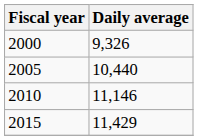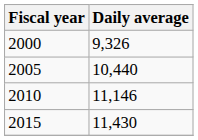(115, 122) 11,429 -> (115, 122) 11,430
